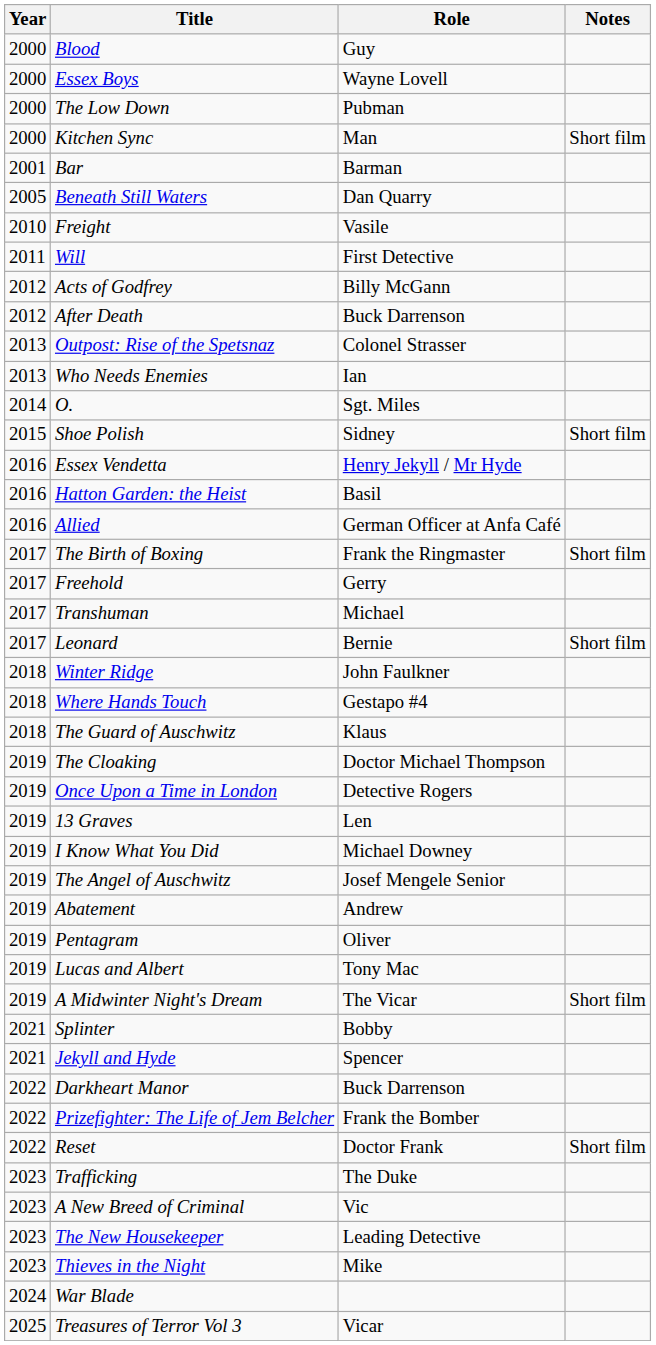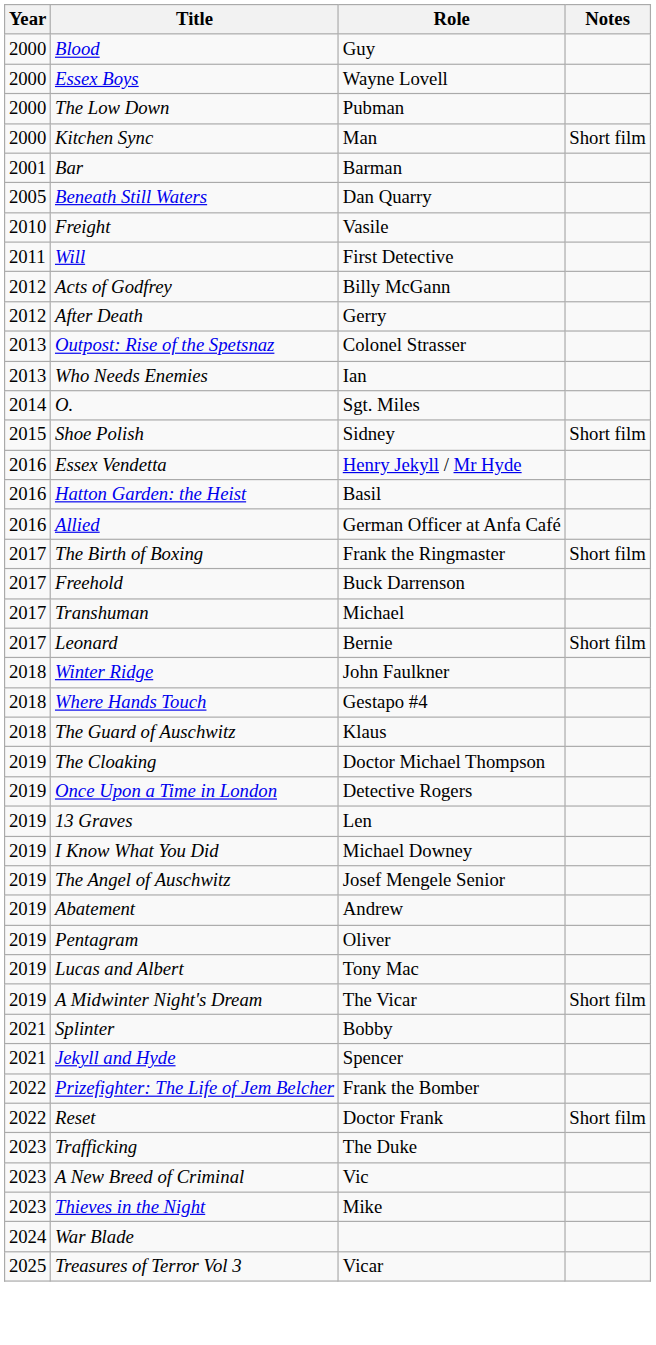(404, 316) Buck Darrenson -> (365, 316) Gerry
(365, 583) Gerry -> (404, 583) Buck Darrenson
- row: (122, 1088)
- row: (139, 1236)
